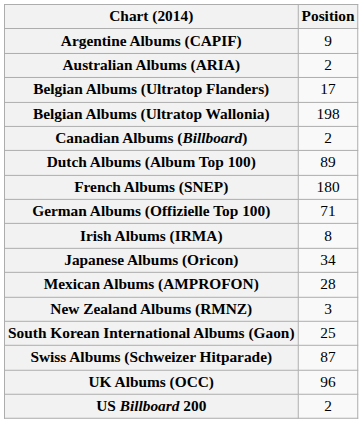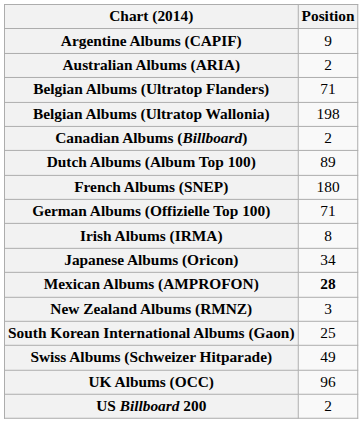(328, 89) 17 -> (328, 89) 71
(328, 284) normal -> (328, 284) bold
(328, 357) 87 -> (328, 357) 49
